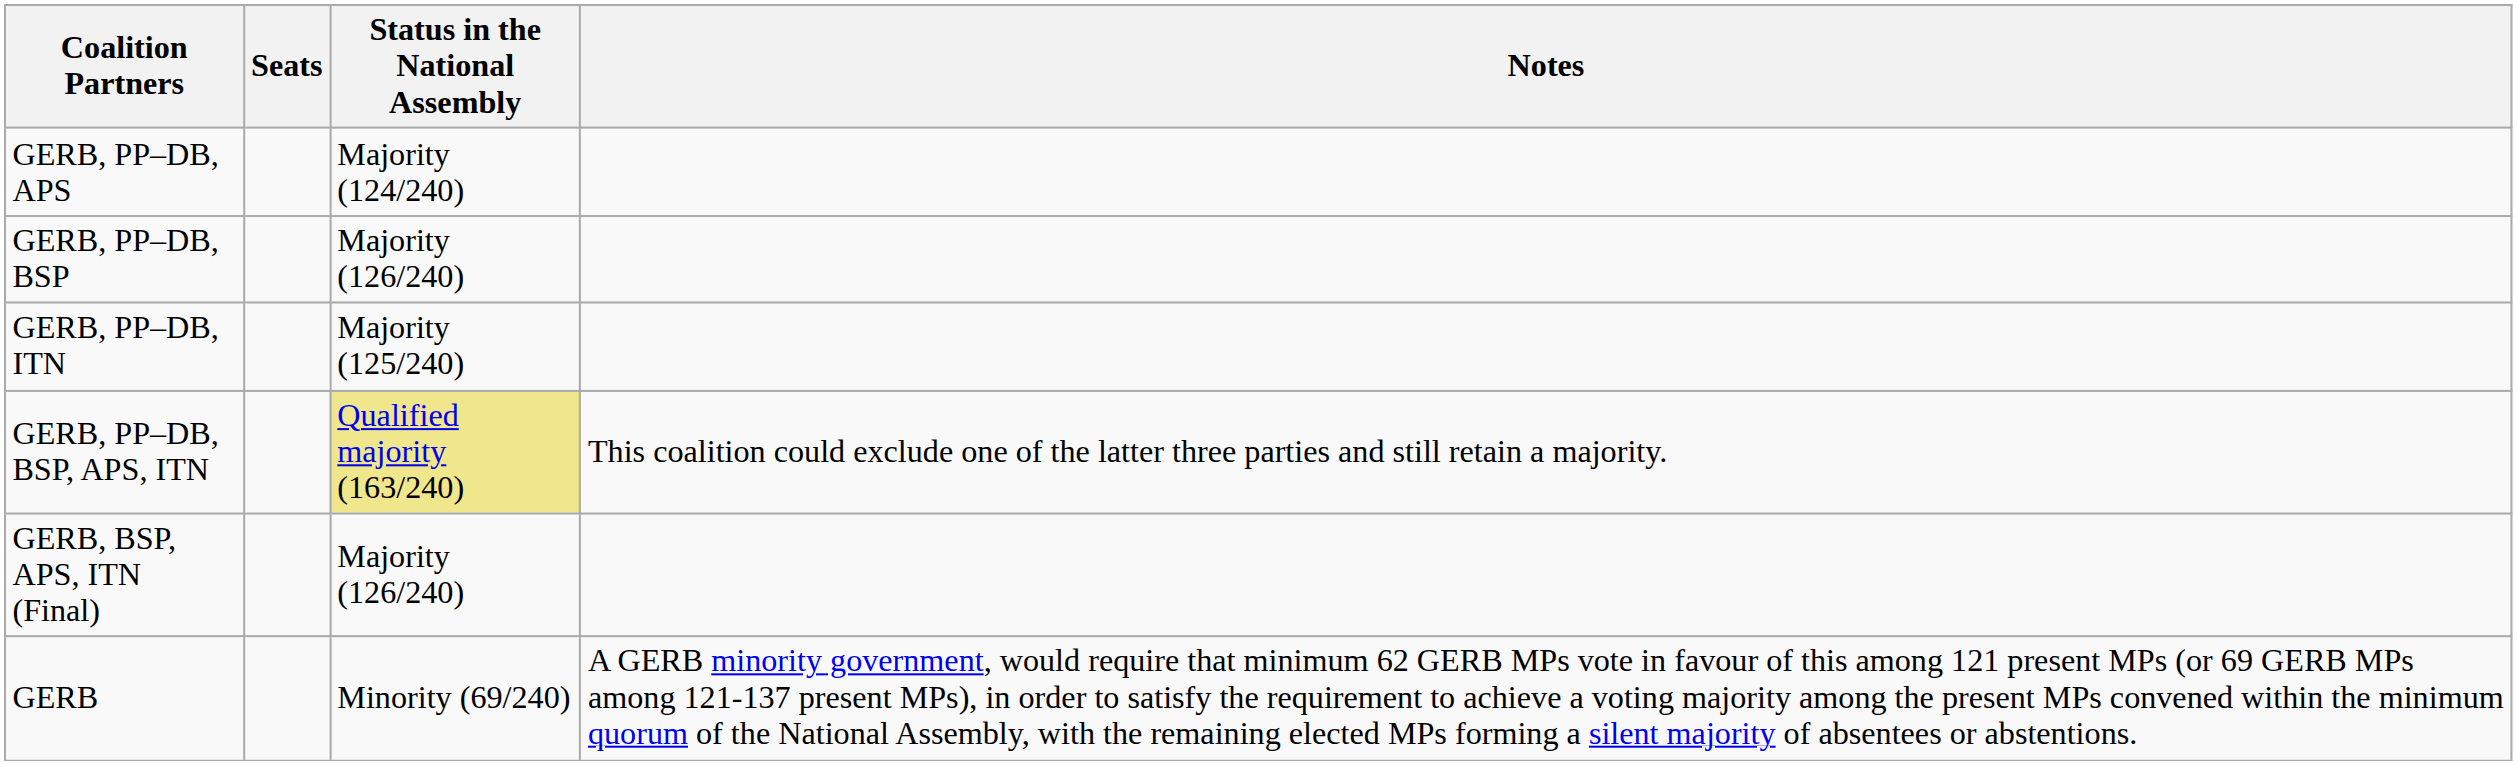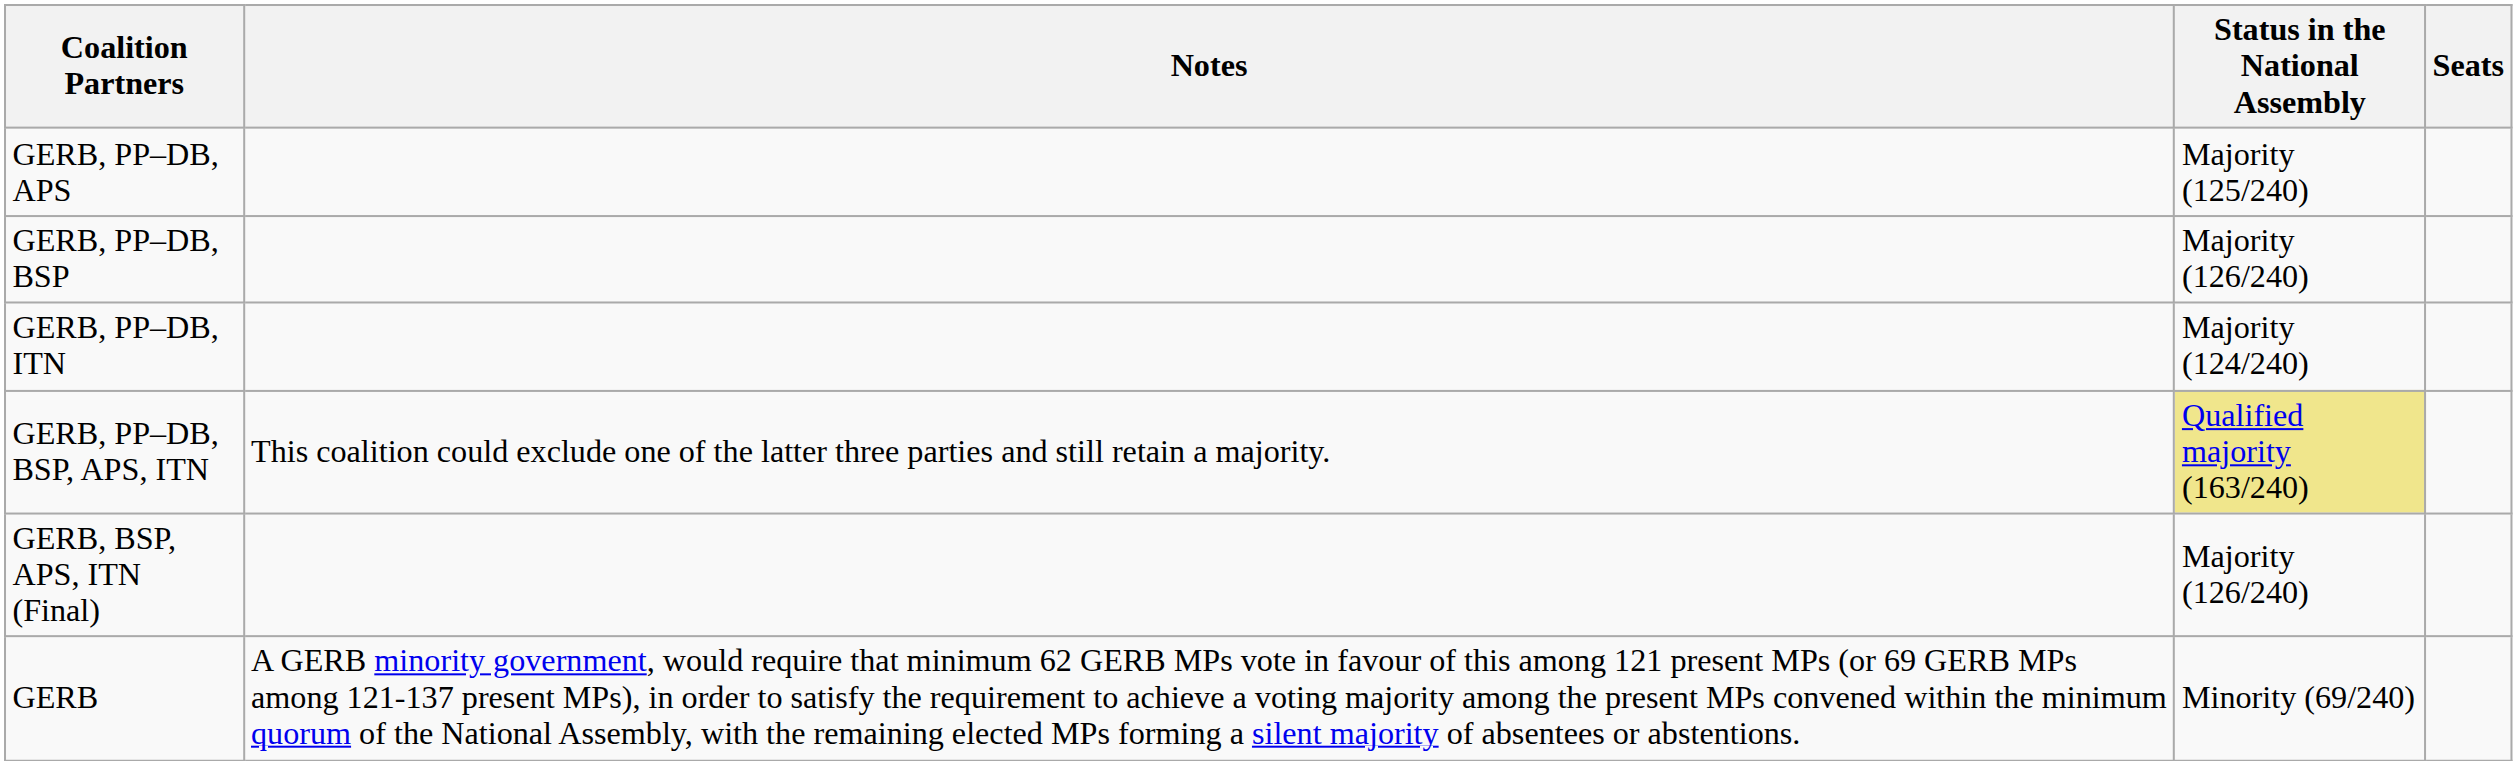columns swapped: (287, 66) <-> (1546, 66)
(401, 171) Majority (124/240) -> (2245, 171) Majority (125/240)
(401, 345) Majority (125/240) -> (2245, 345) Majority (124/240)
